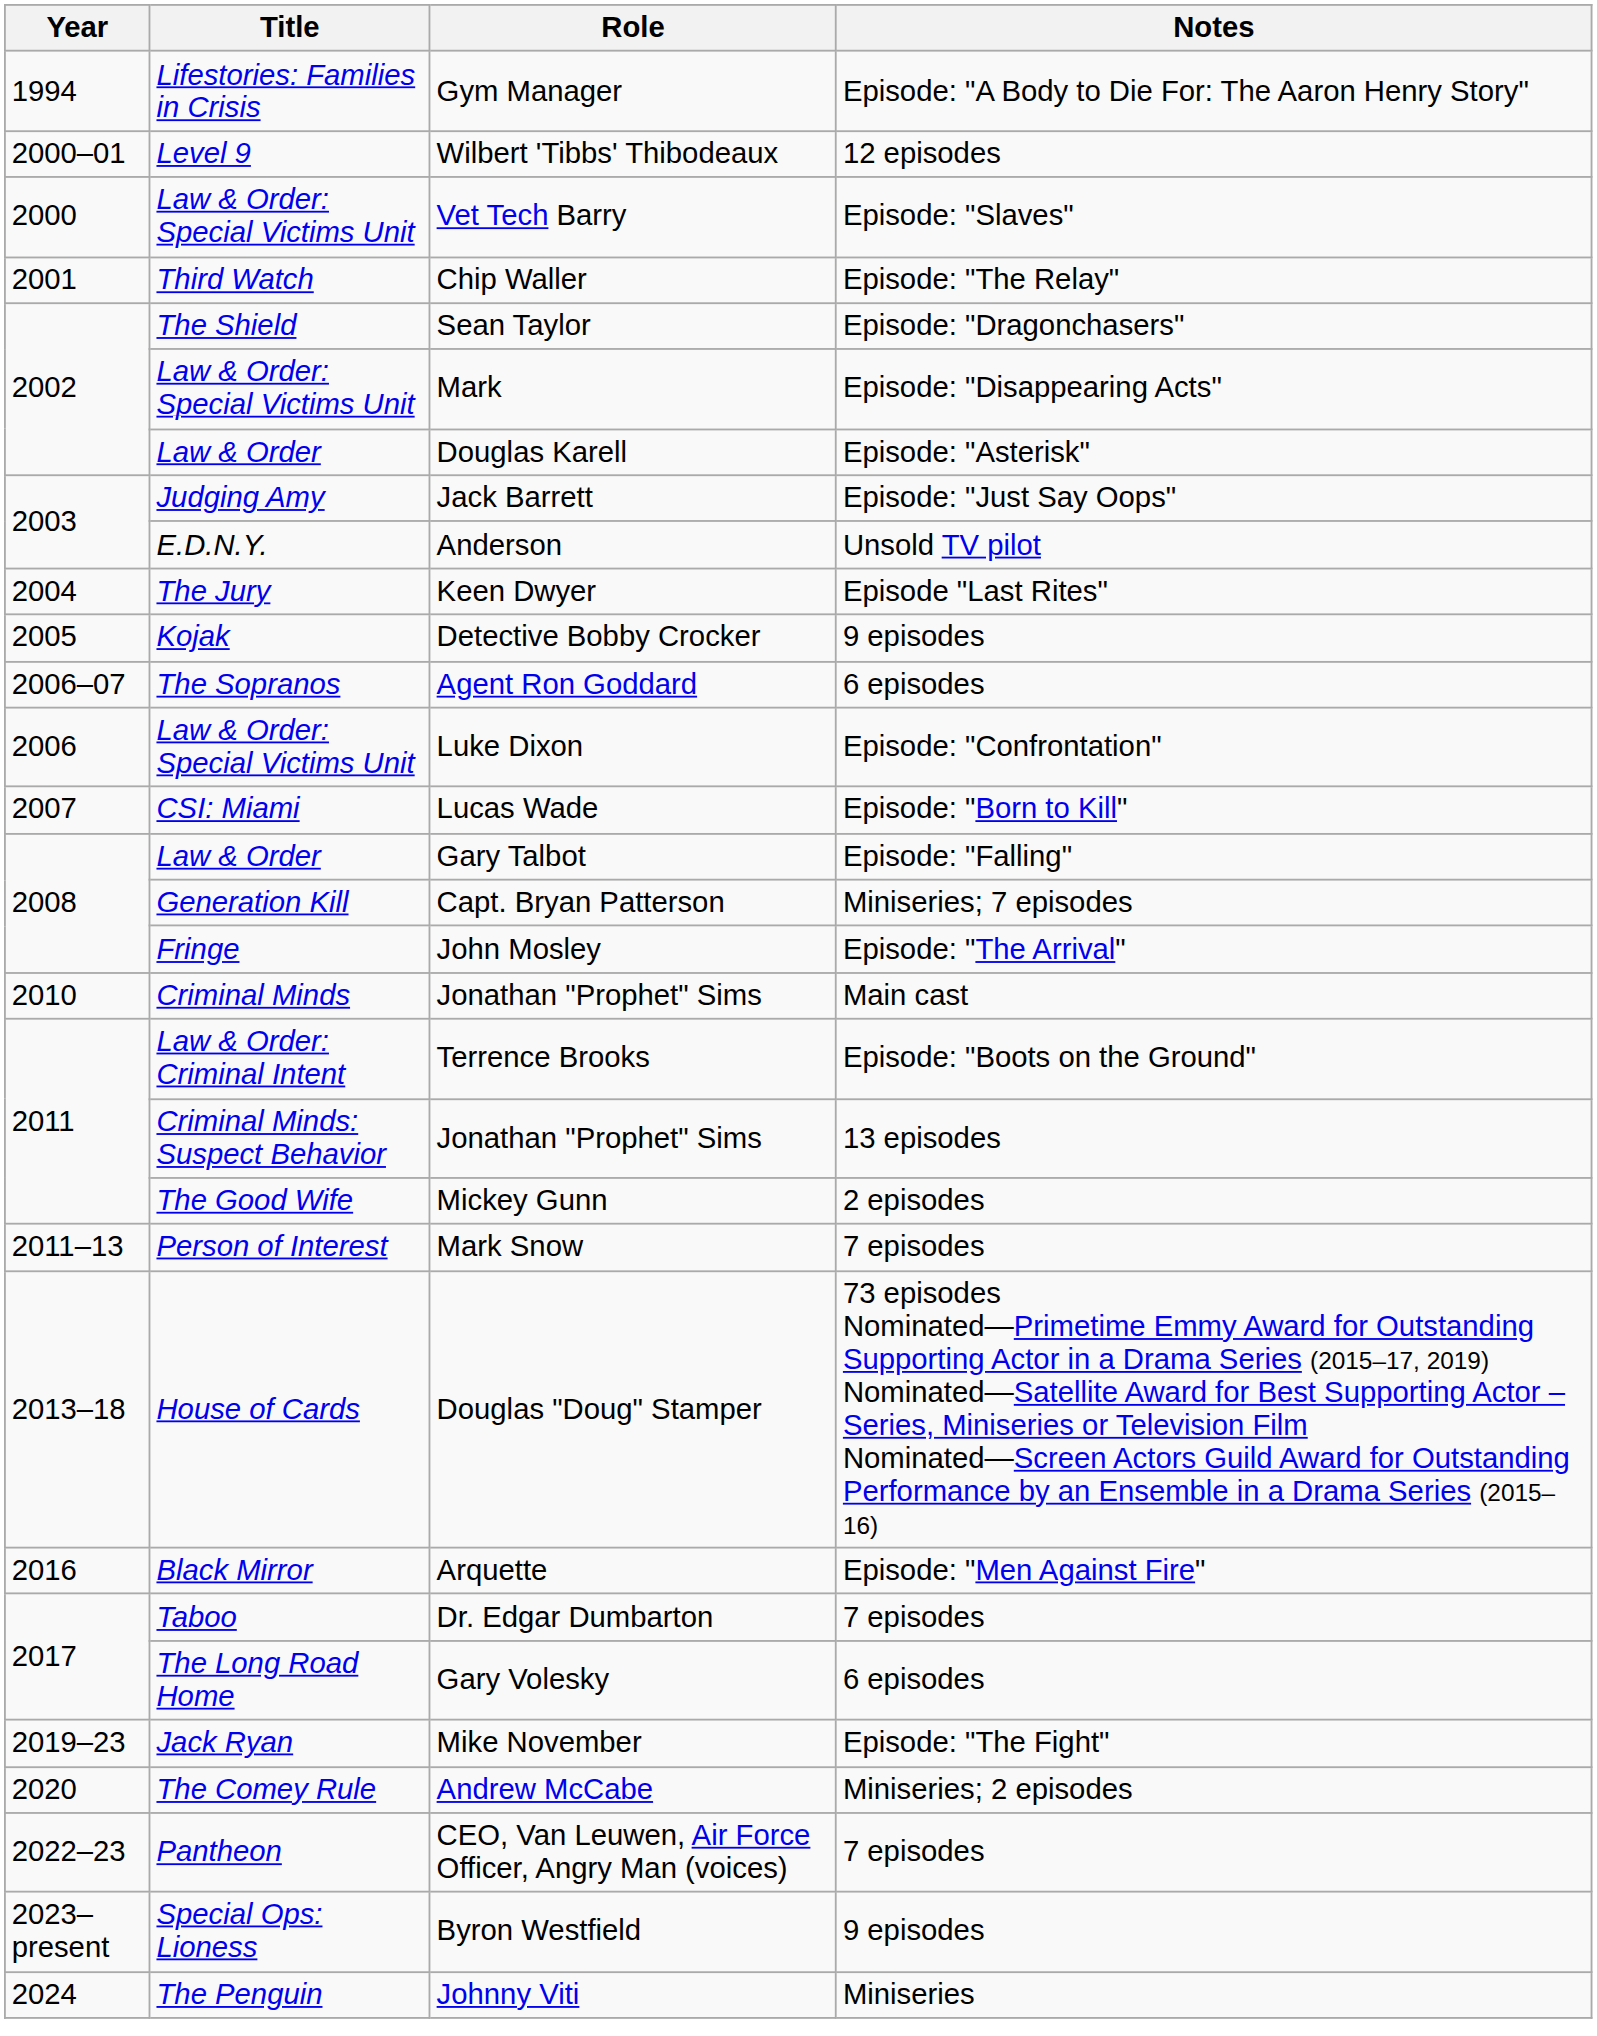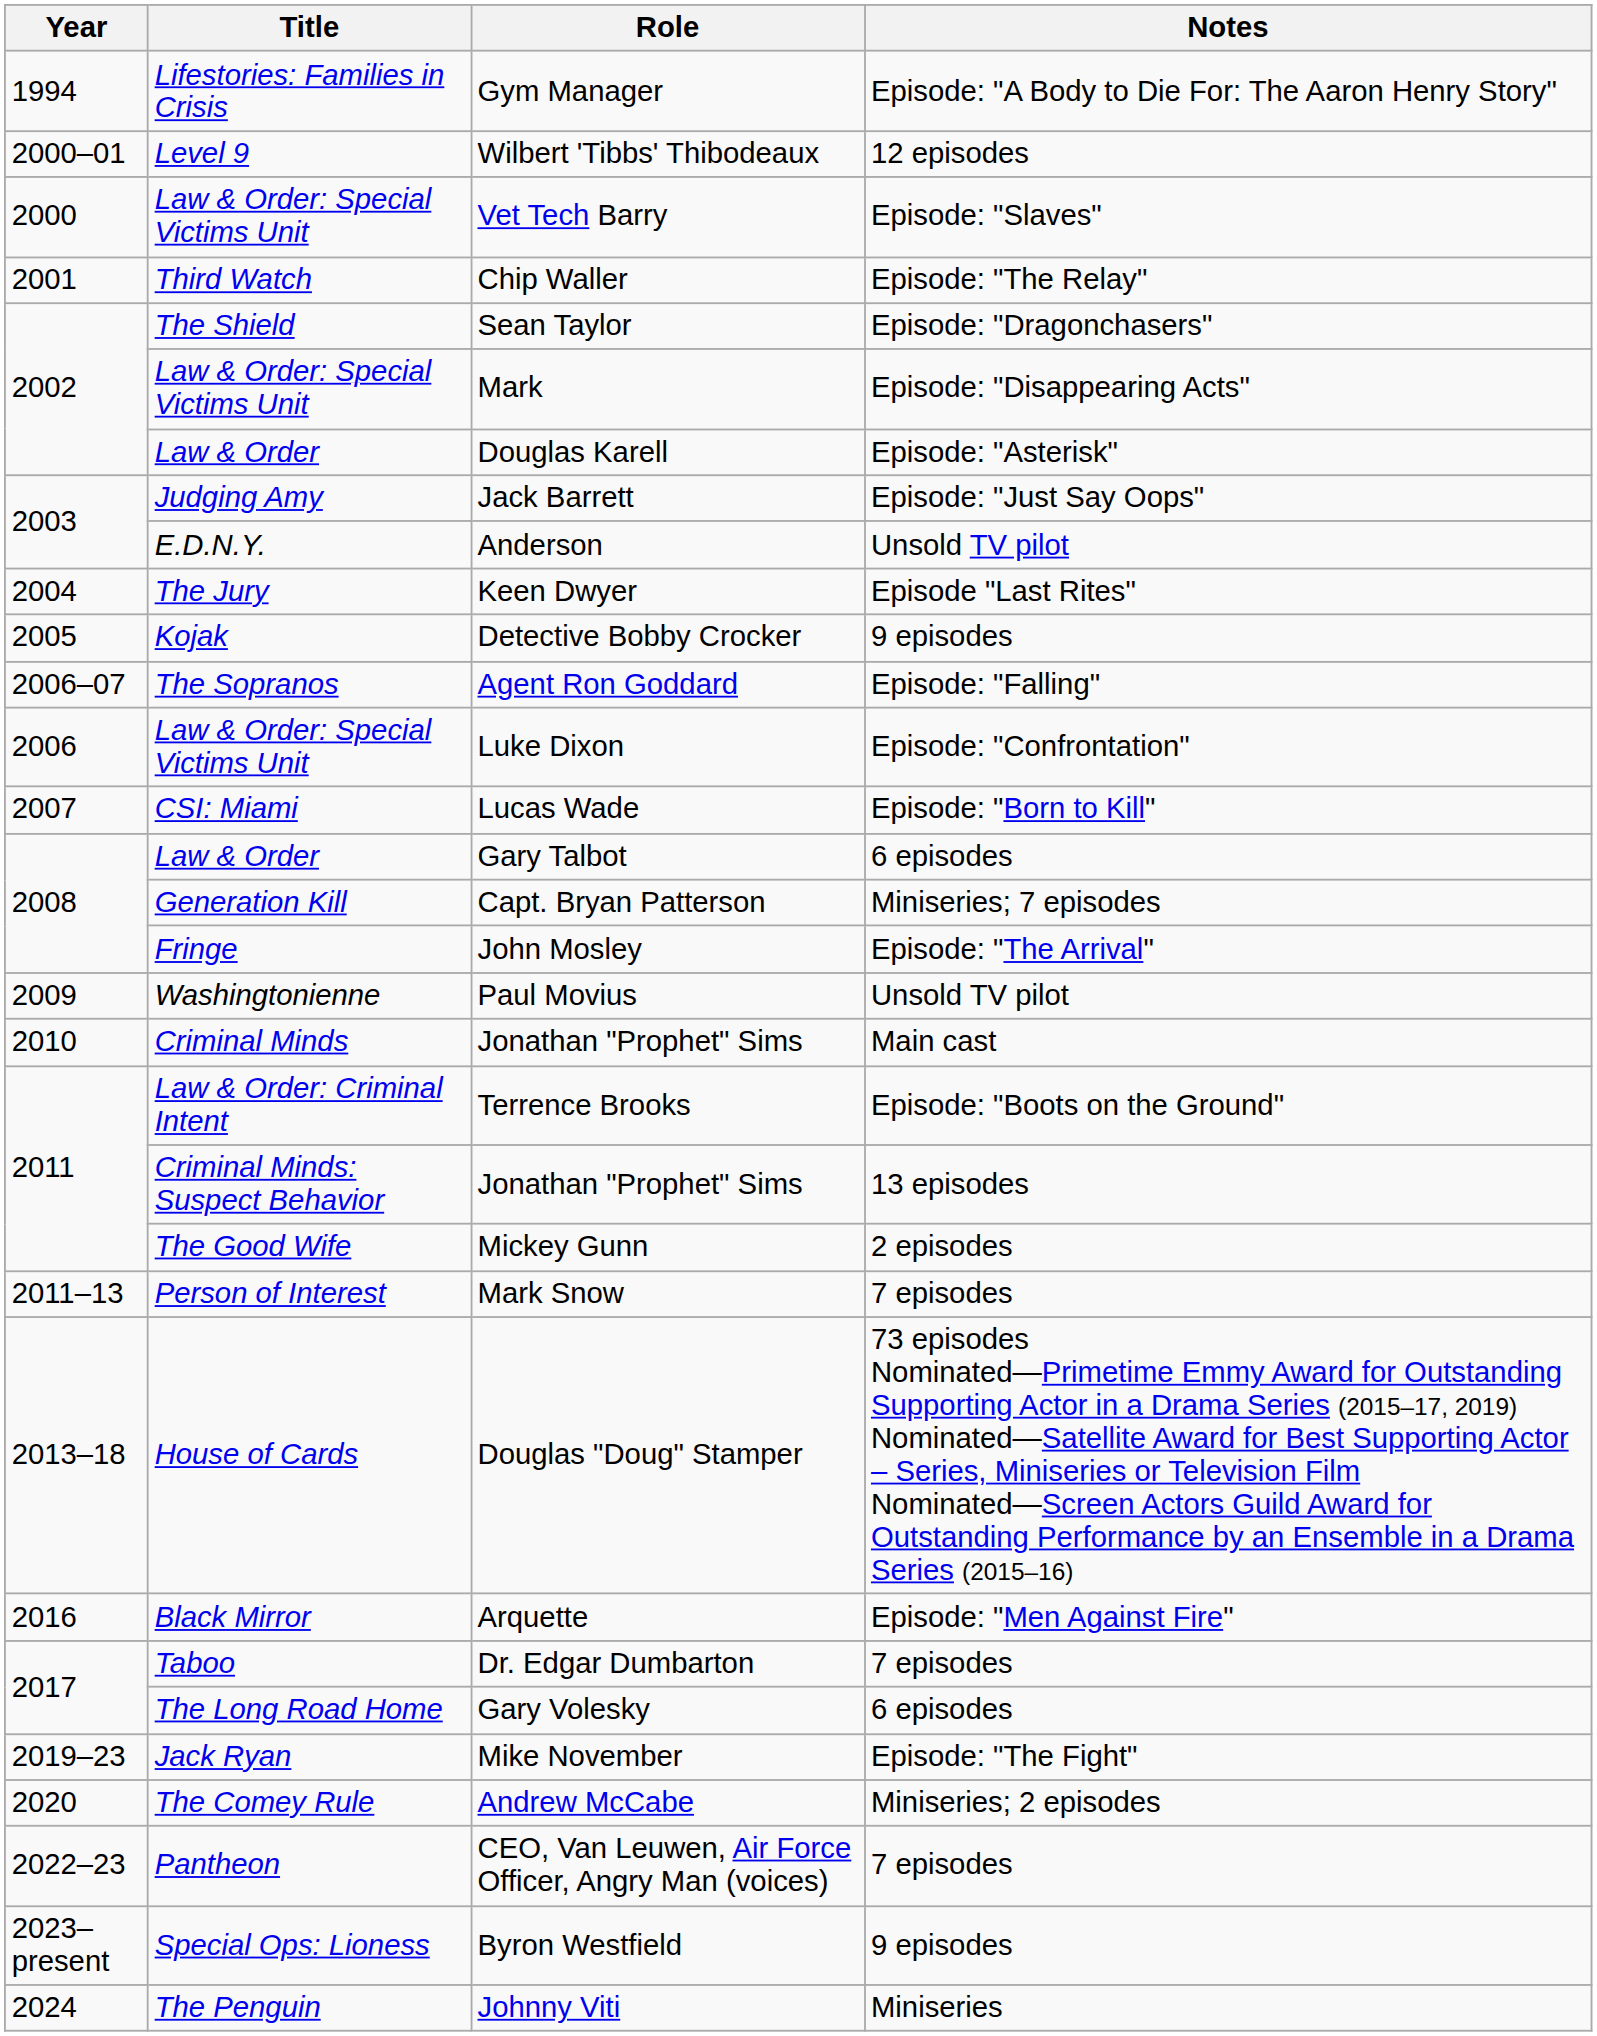(914, 683) 6 episodes -> (986, 683) Episode: "Falling"
(957, 856) Episode: "Falling" -> (942, 856) 6 episodes
+ row: (268, 995)
